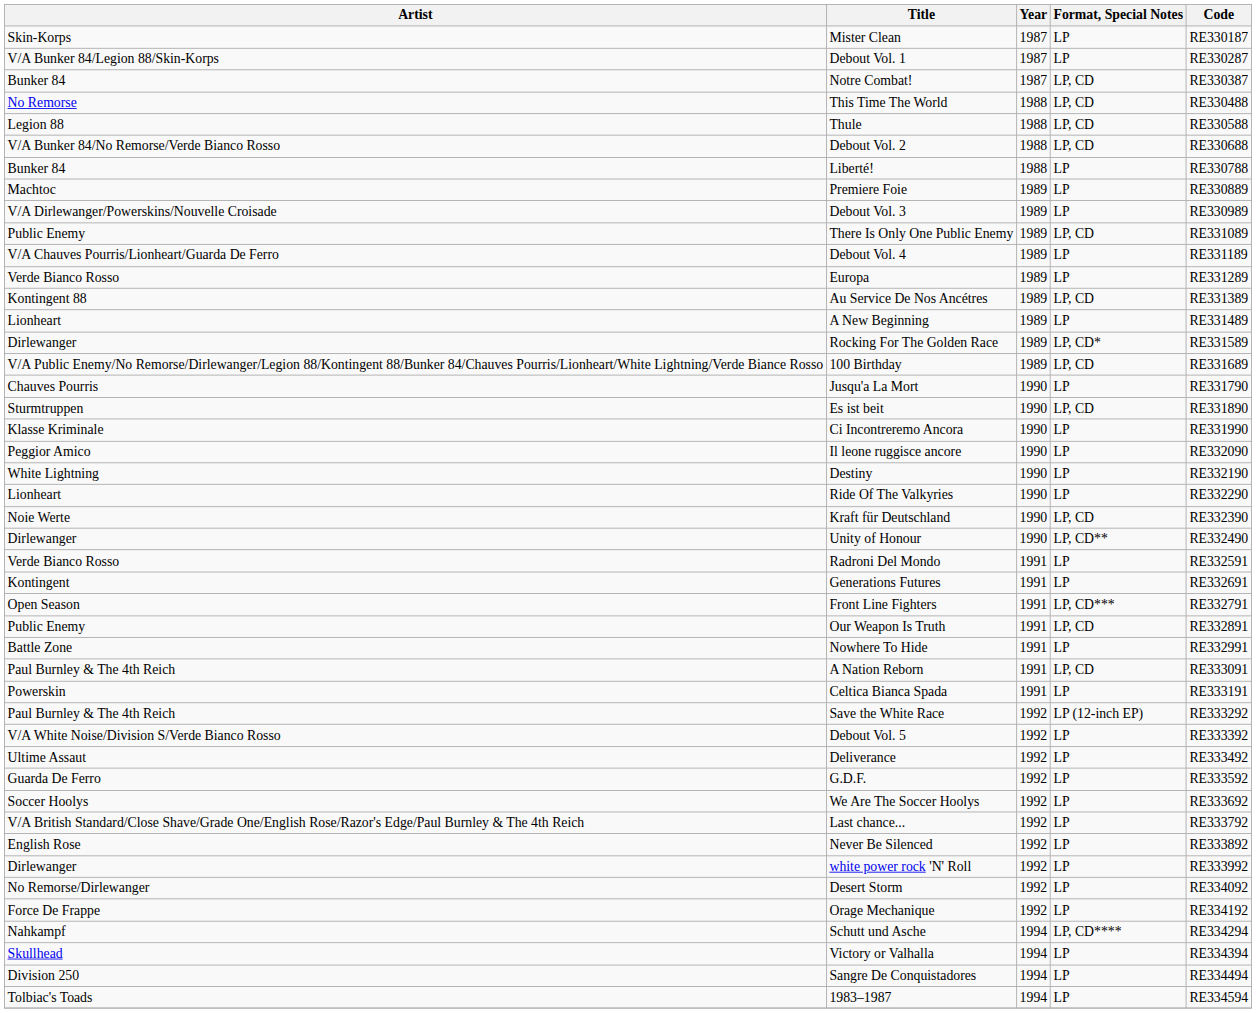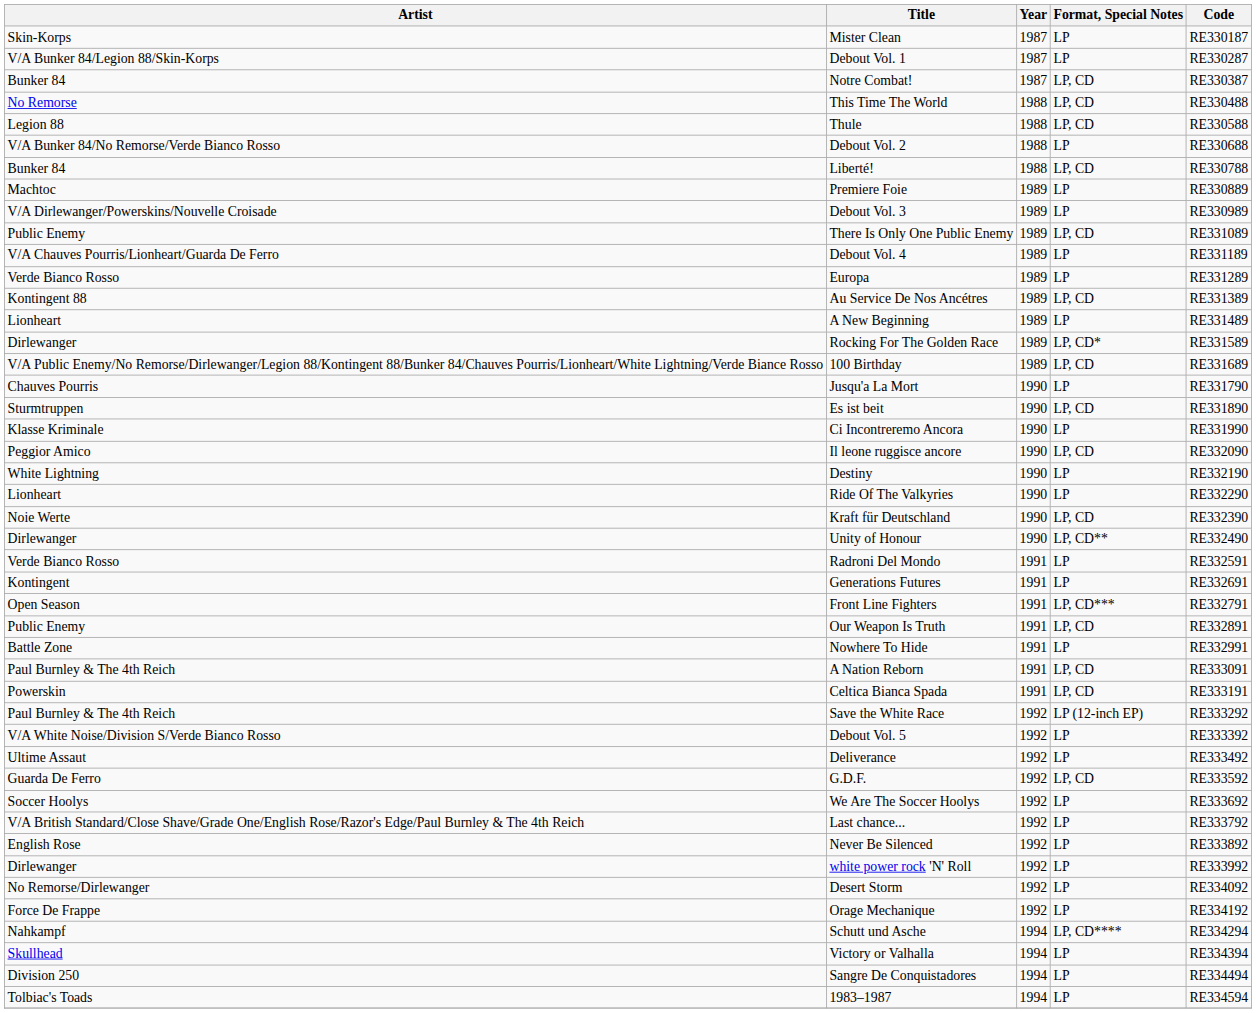(1074, 146) LP, CD -> (1062, 146) LP
(1062, 168) LP -> (1074, 168) LP, CD
(1062, 451) LP -> (1074, 451) LP, CD
(1062, 691) LP -> (1074, 691) LP, CD
(1062, 779) LP -> (1074, 779) LP, CD
